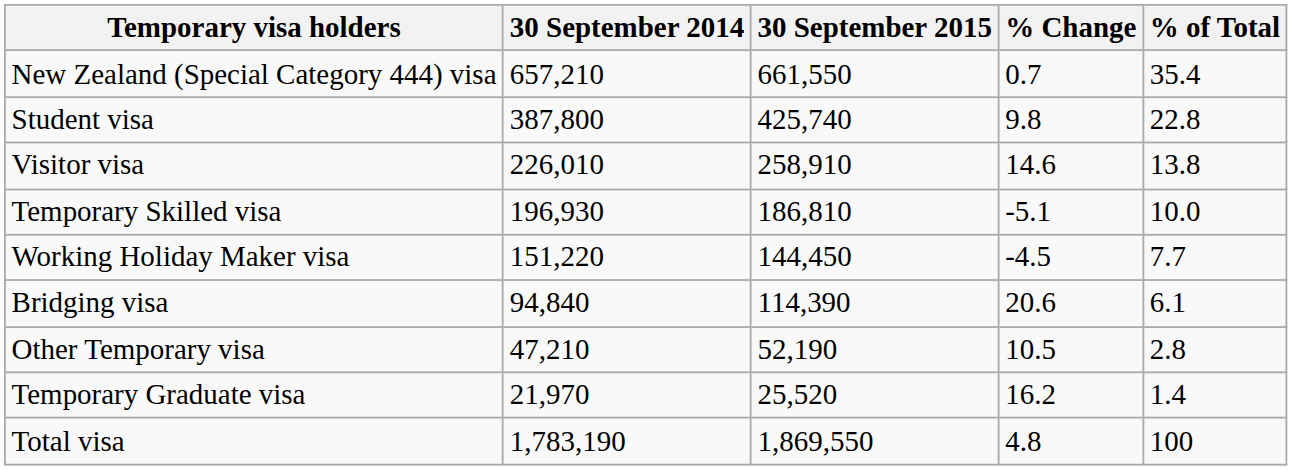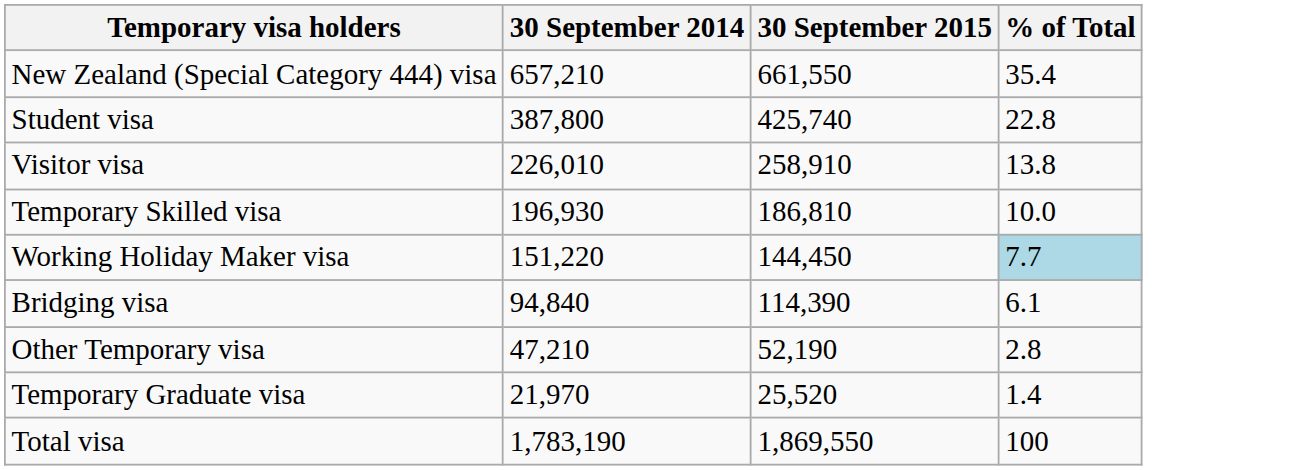- column: (1071, 27)
(1168, 257) no background -> (1023, 257) lightblue background
